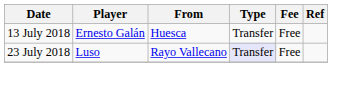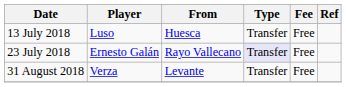(110, 33) Ernesto Galán -> (102, 33) Luso
(88, 52) Luso -> (124, 52) Ernesto Galán
+ row: (46, 71)
